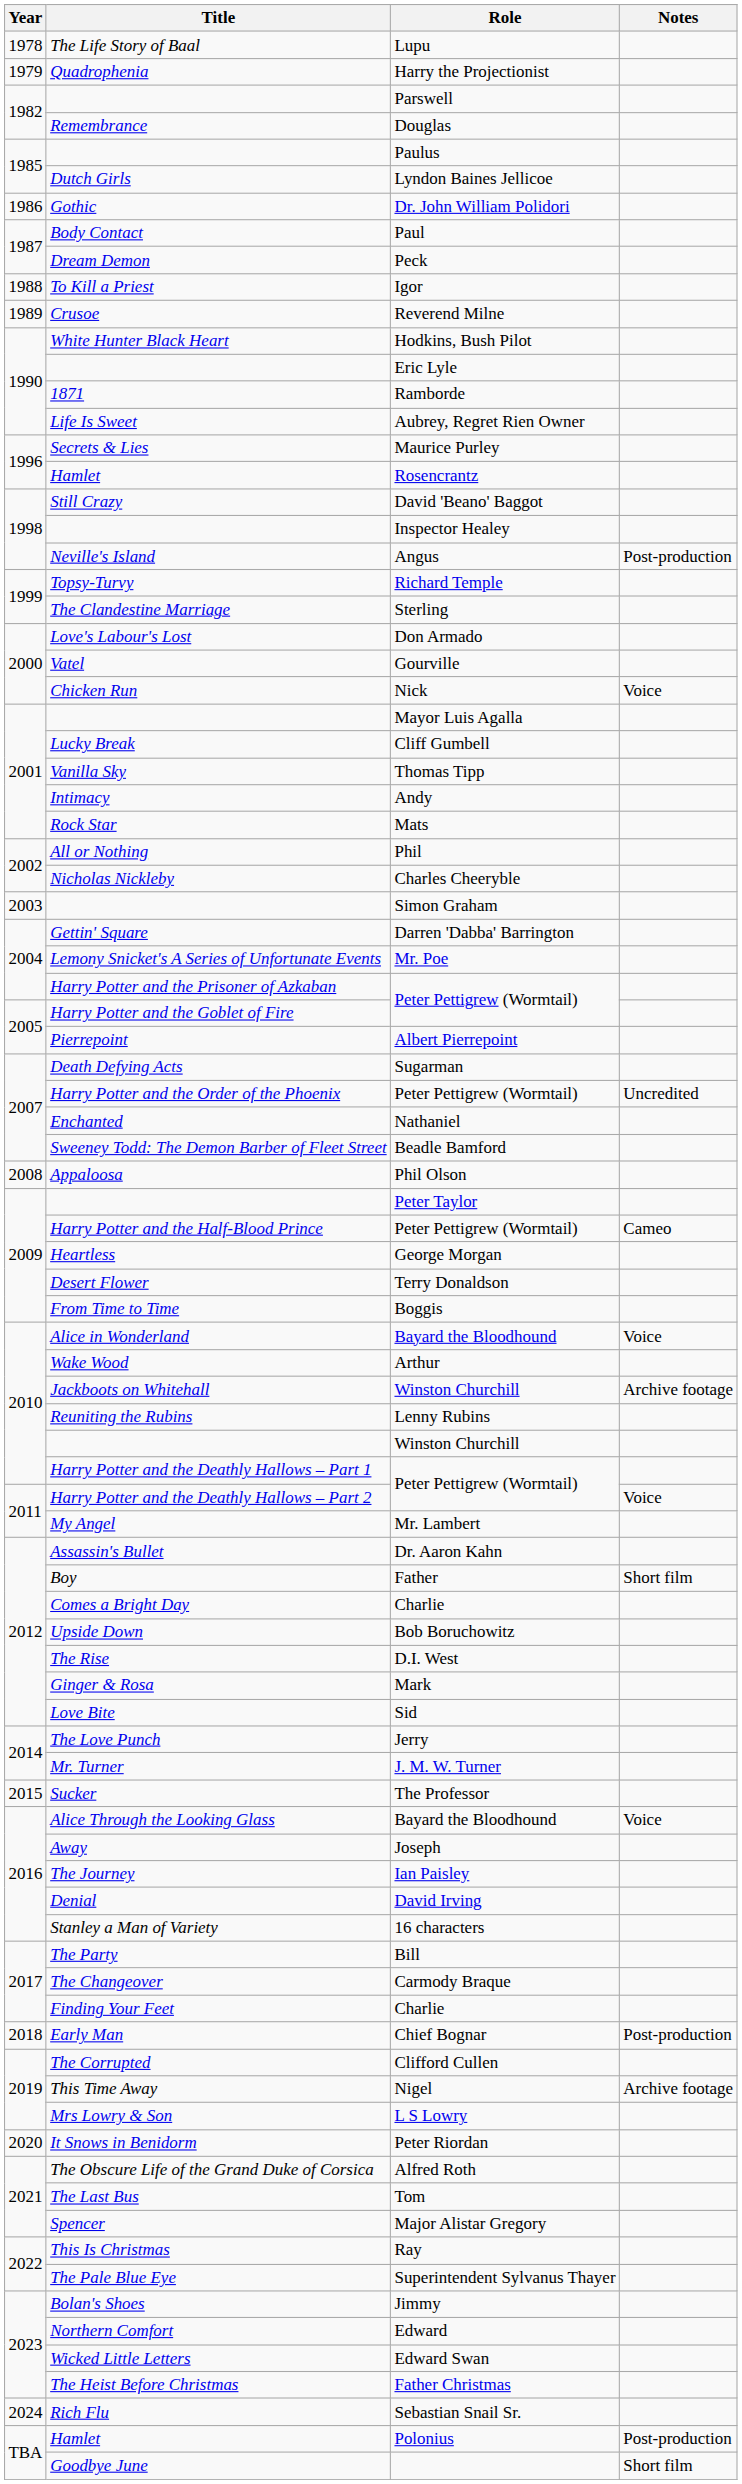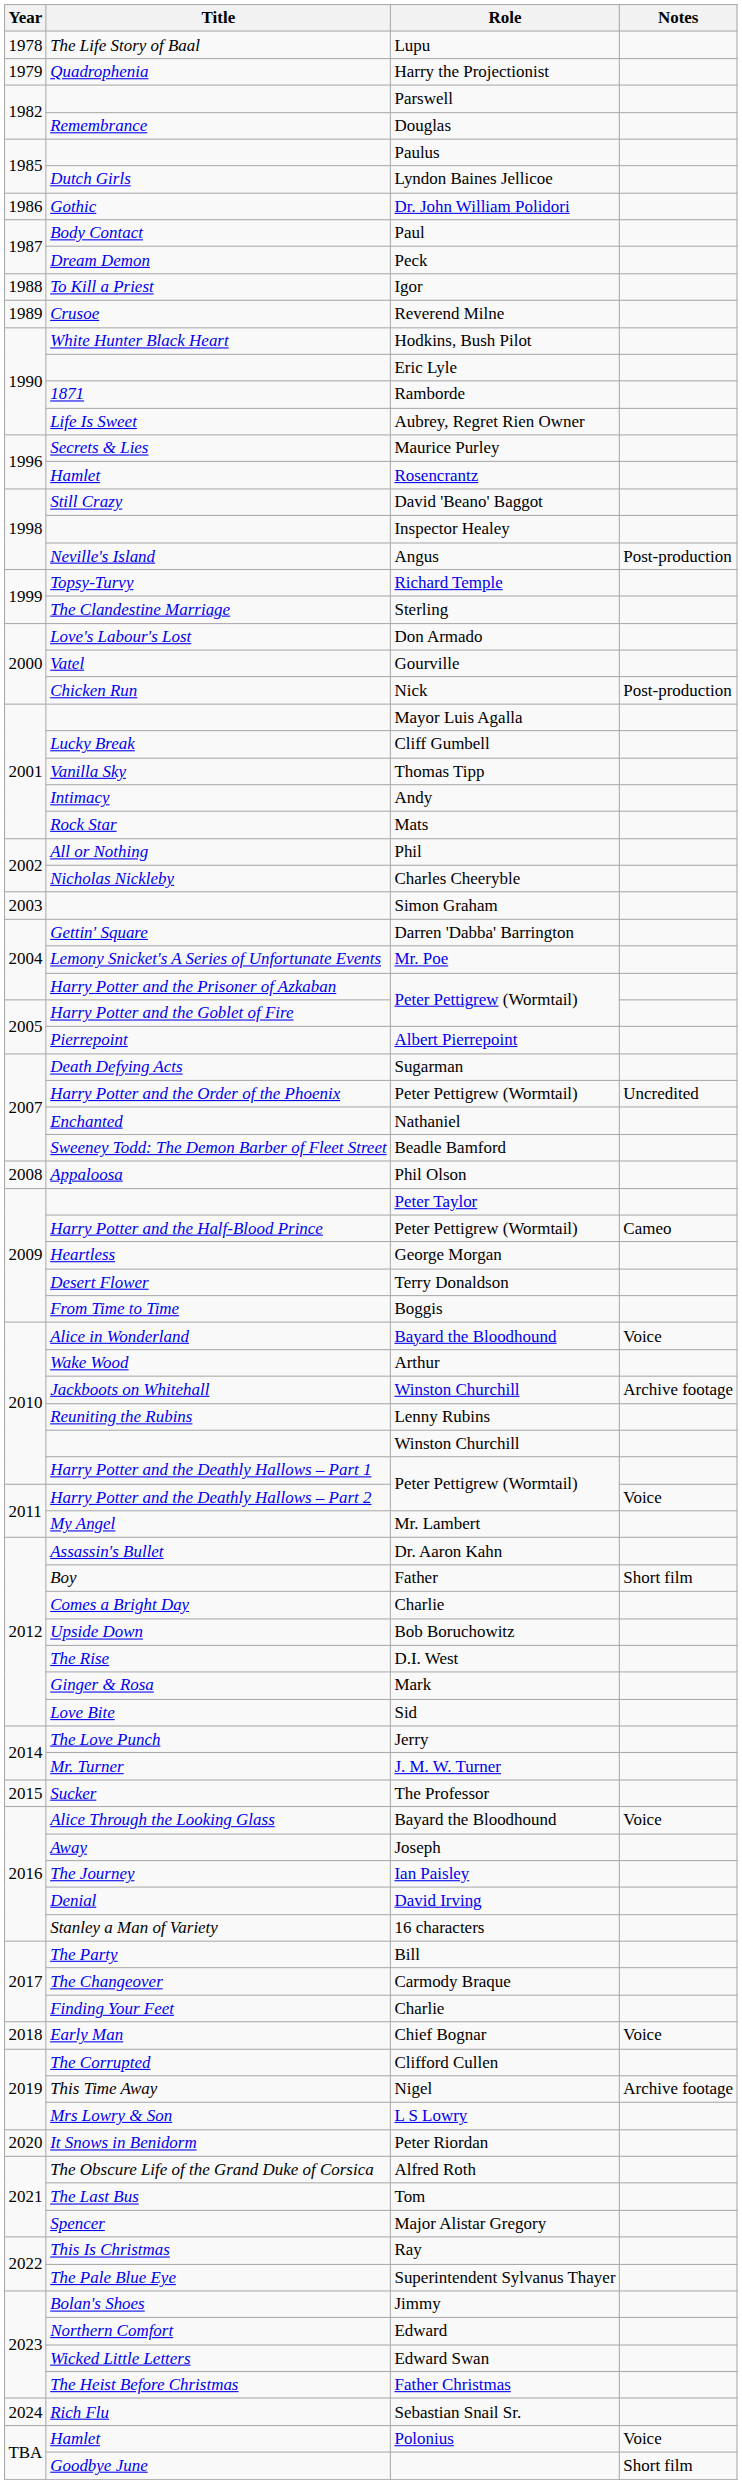(643, 690) Voice -> (678, 690) Post-production
(678, 2035) Post-production -> (643, 2035) Voice
(678, 2438) Post-production -> (643, 2438) Voice
